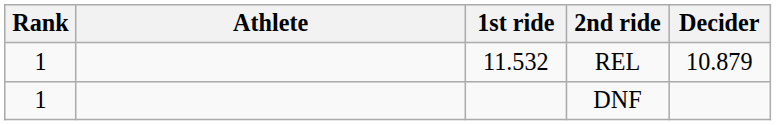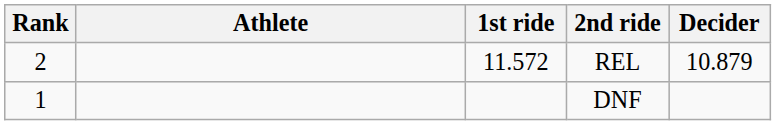(41, 61) 1 -> (41, 61) 2
(516, 61) 11.532 -> (516, 61) 11.572
